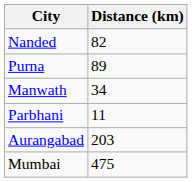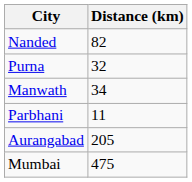(99, 66) 89 -> (99, 66) 32
(103, 139) 203 -> (103, 139) 205
